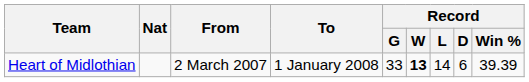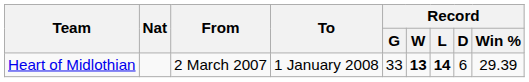(442, 64) normal -> (442, 64) bold
(498, 64) 39.39 -> (498, 64) 29.39
